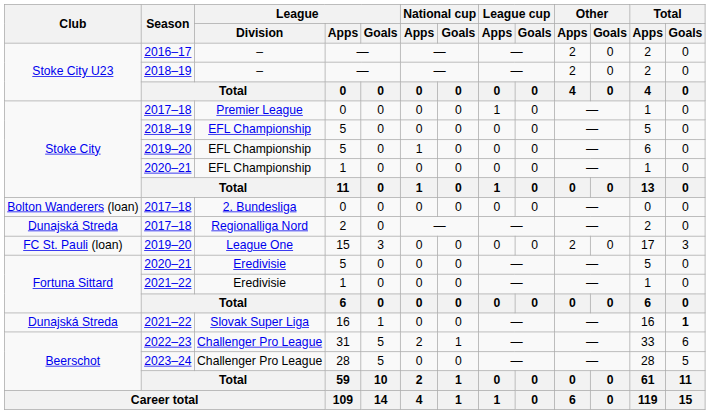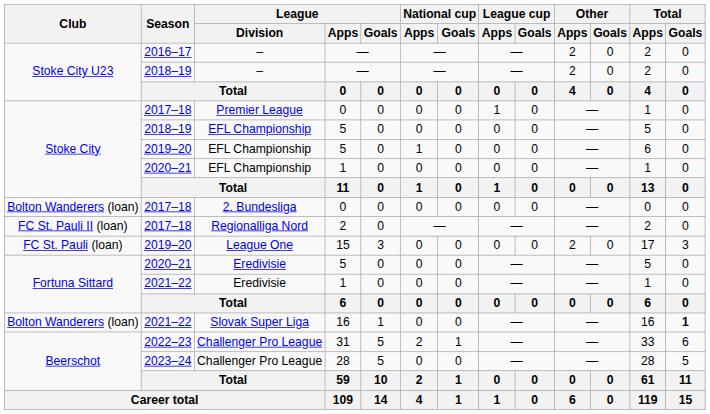(73, 226) Dunajská Streda -> (73, 226) FC St. Pauli II (loan)
(73, 322) Dunajská Streda -> (73, 322) Bolton Wanderers (loan)
